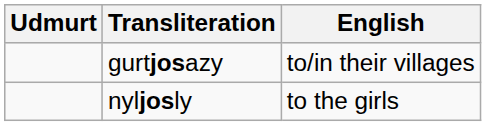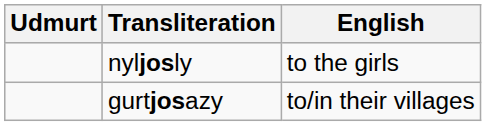rows swapped: (150, 100) <-> (166, 62)
